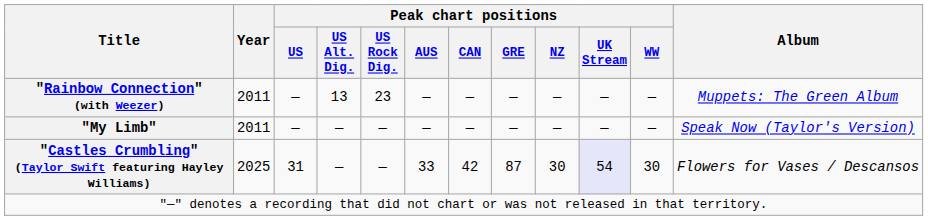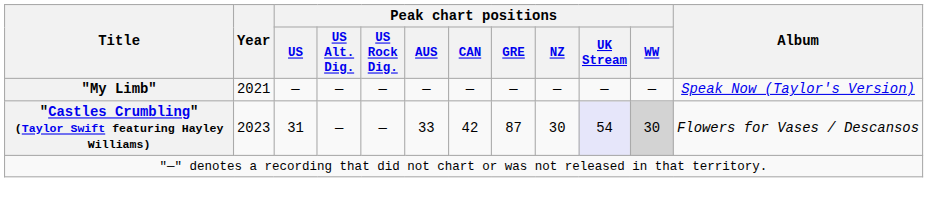- row: (119, 97)
(254, 128) 2011 -> (254, 90) 2021
(254, 167) 2025 -> (254, 128) 2023
(652, 167) no background -> (652, 128) lightgrey background
